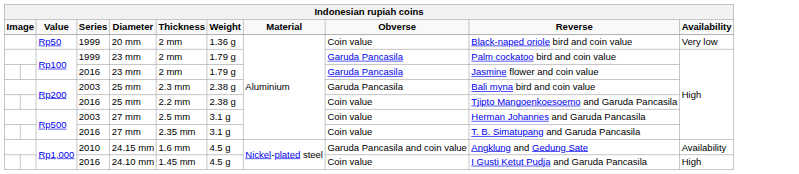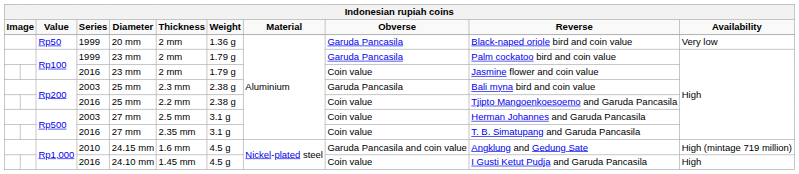(350, 42) Coin value -> (365, 42) Garuda Pancasila
(365, 72) Garuda Pancasila -> (350, 72) Coin value
(704, 147) Availability -> (737, 147) High (mintage 719 million)
